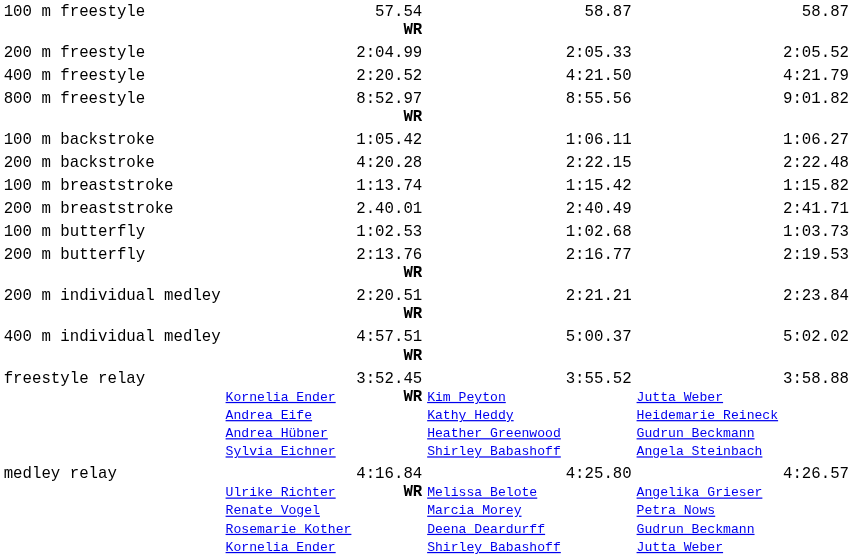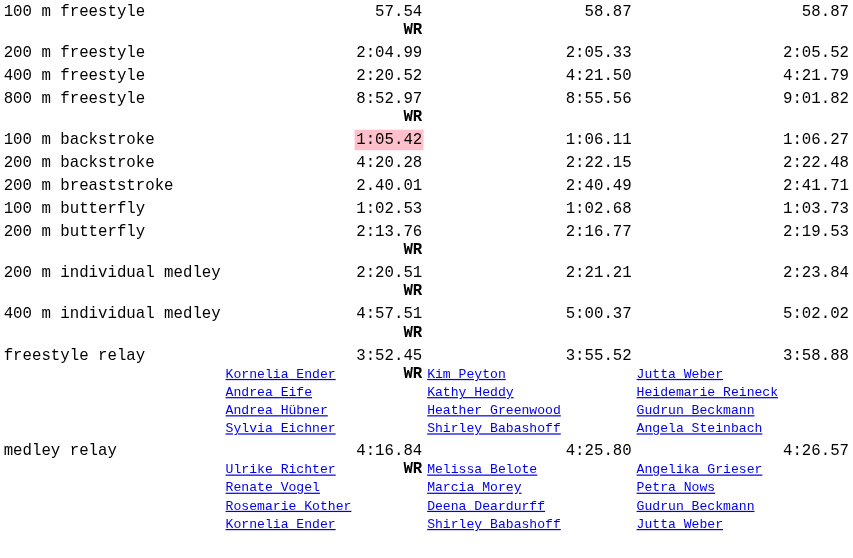(389, 140) no background -> (389, 140) pink background
- row: (89, 186)
